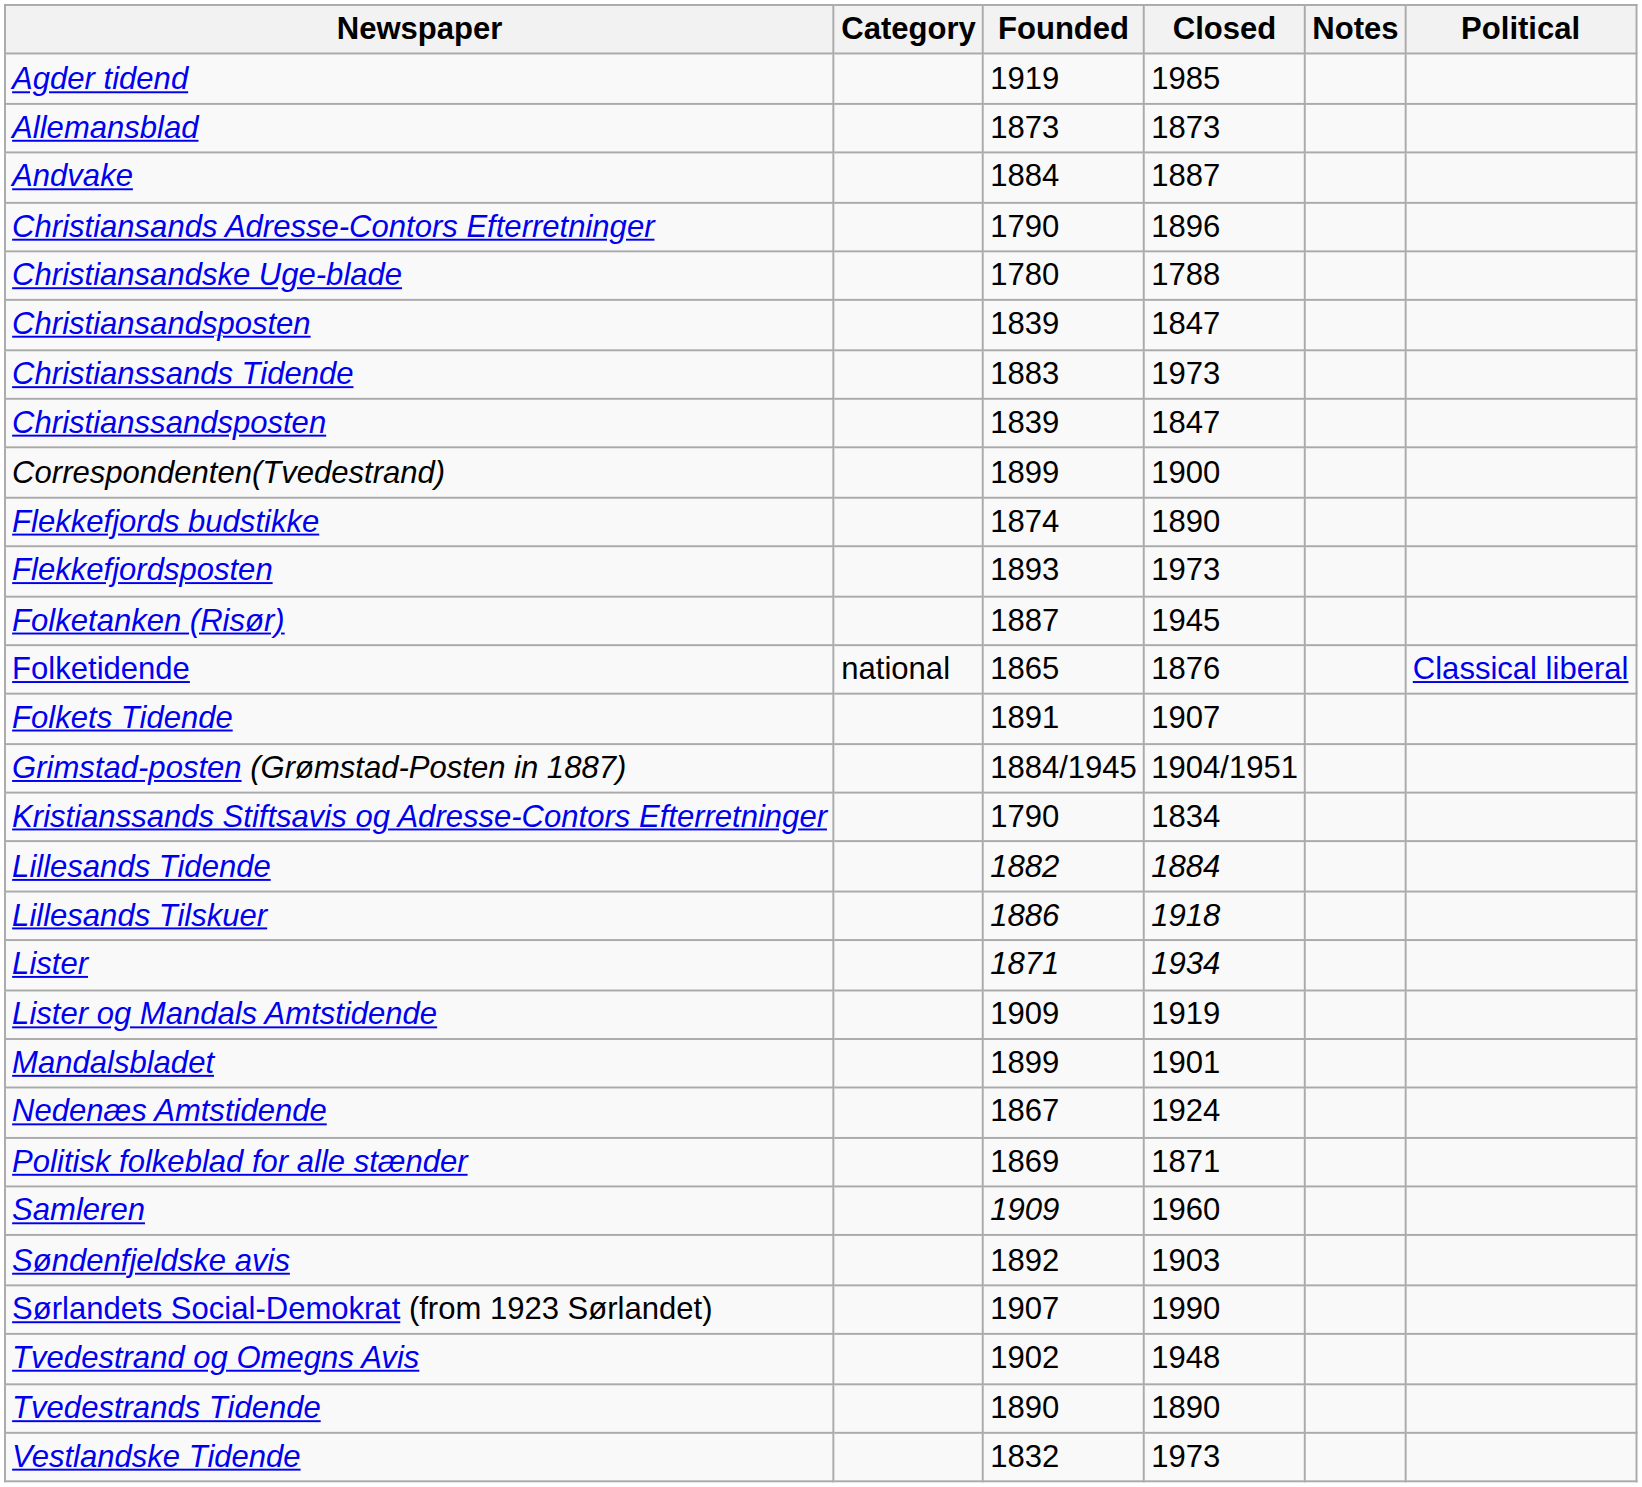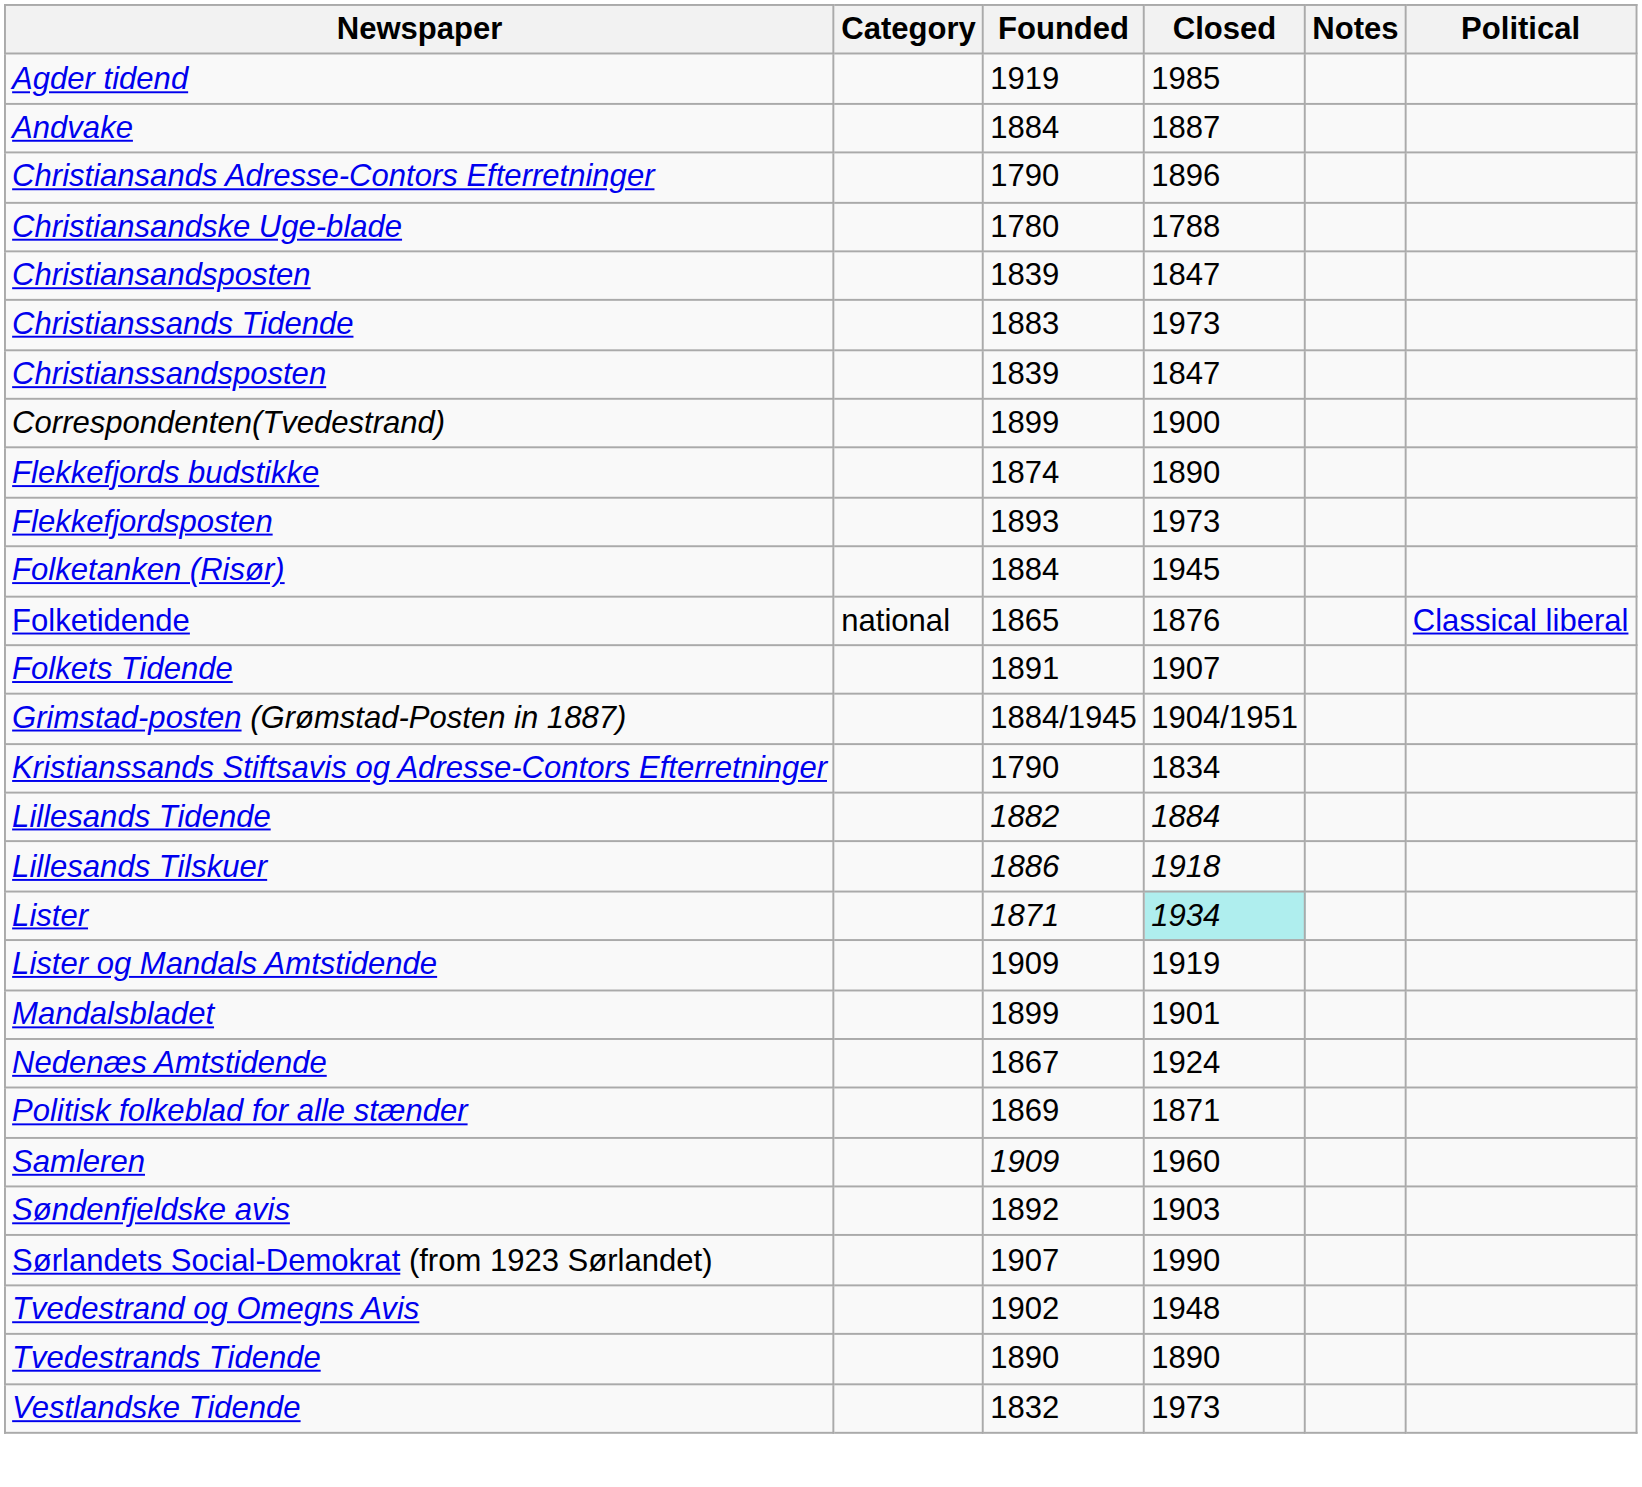- row: (105, 127)
(1025, 619) 1887 -> (1025, 570) 1884
(1186, 964) no background -> (1186, 915) paleturquoise background
